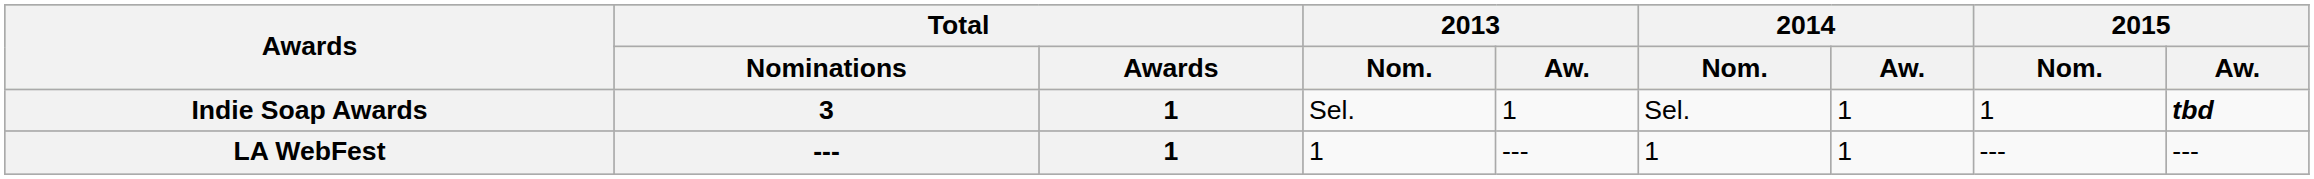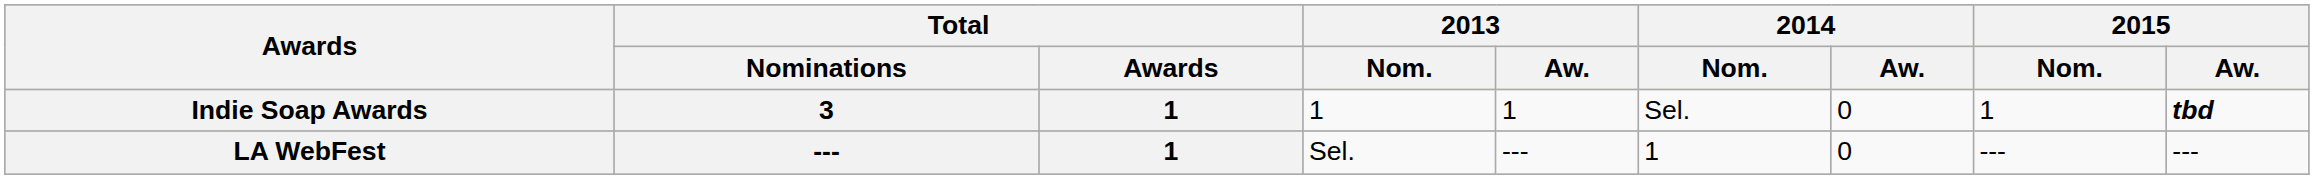(1332, 109) Sel. -> (1316, 109) 1
(1845, 109) 1 -> (1845, 109) 0
(1316, 151) 1 -> (1332, 151) Sel.
(1845, 151) 1 -> (1845, 151) 0
